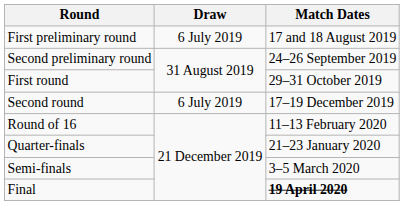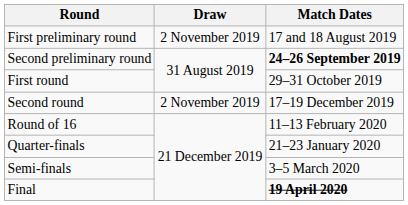(210, 37) 6 July 2019 -> (210, 37) 2 November 2019
(332, 59) normal -> (335, 59) bold
(210, 102) 6 July 2019 -> (210, 102) 2 November 2019
